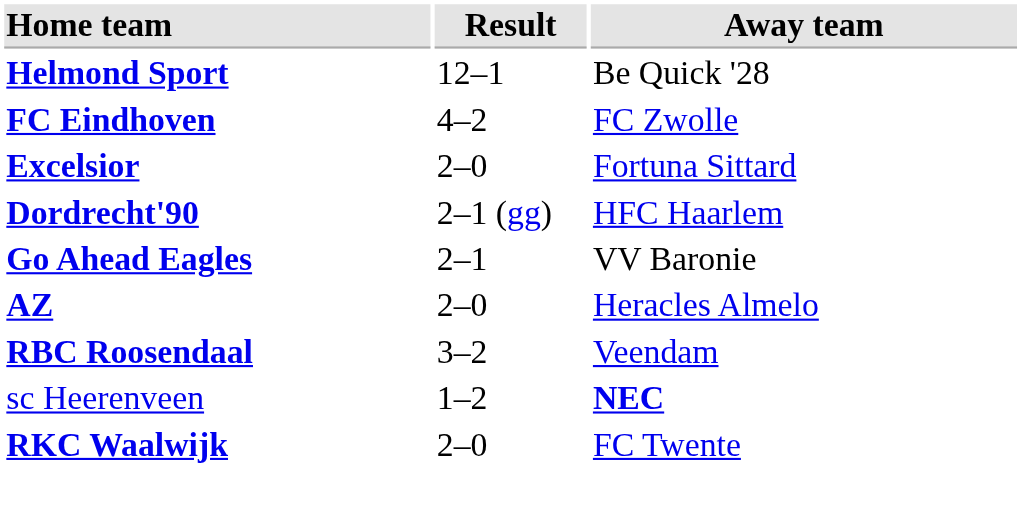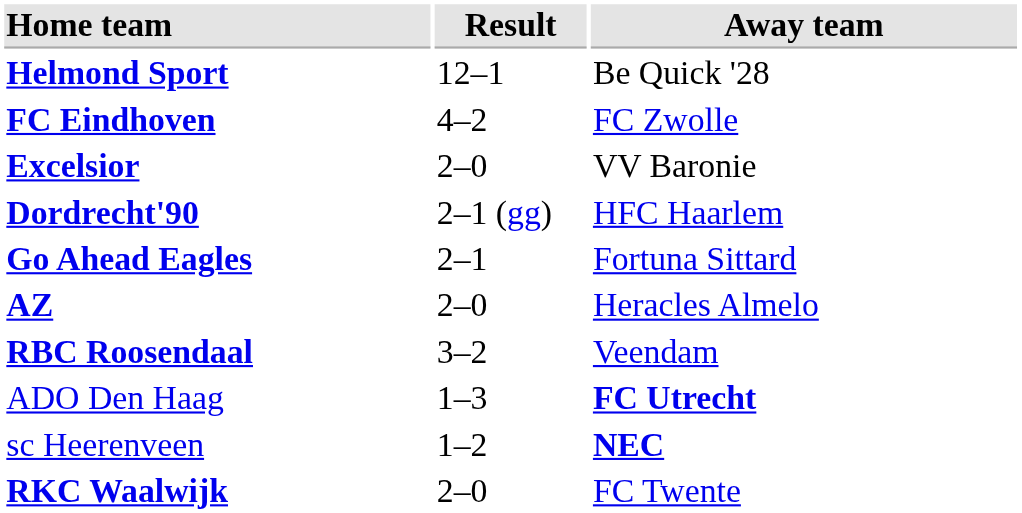(695, 166) Fortuna Sittard -> (675, 166) VV Baronie
(675, 258) VV Baronie -> (695, 258) Fortuna Sittard
+ row: (115, 398)
